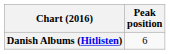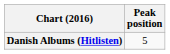(145, 40) 6 -> (145, 40) 5
